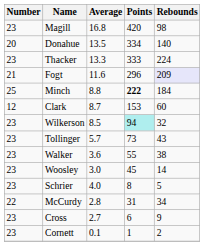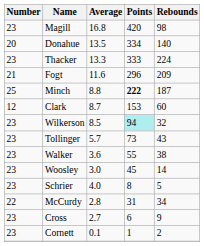(164, 75) lavender background -> (164, 75) no background
(164, 91) 184 -> (164, 91) 187
